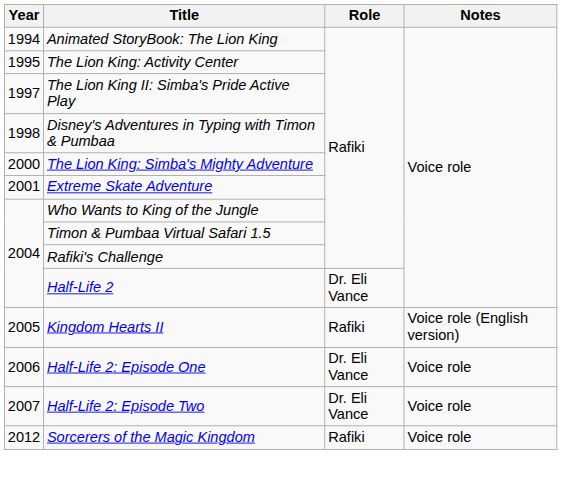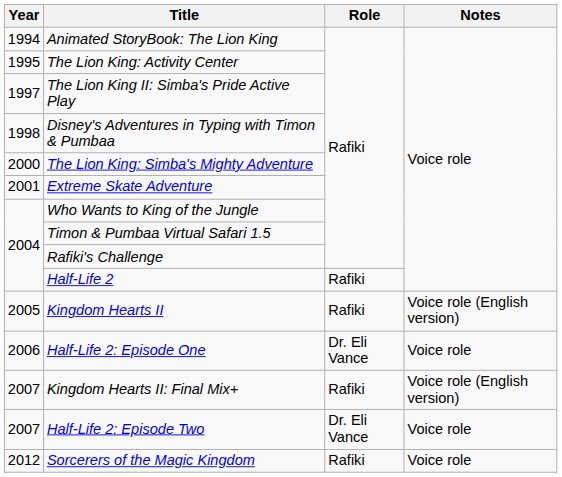(348, 287) Dr. Eli Vance -> (346, 279) Rafiki
+ row: (143, 389)
